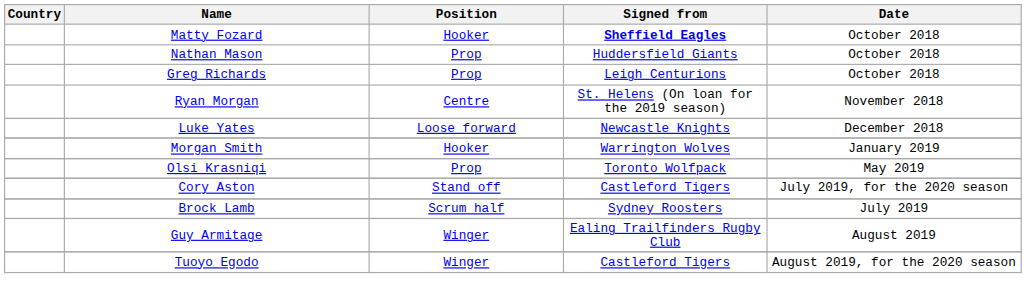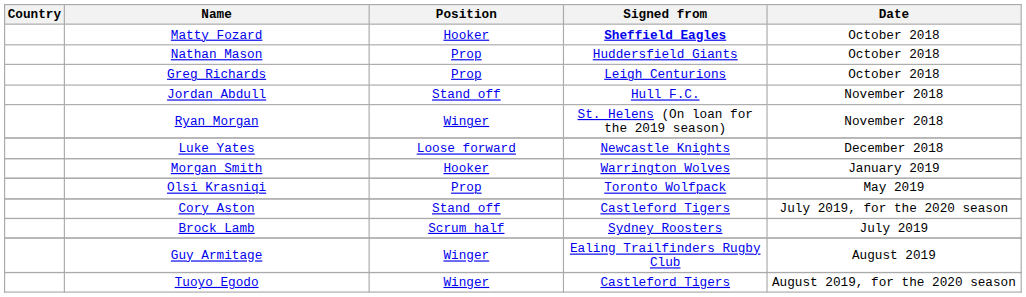+ row: (217, 95)
(466, 102) Centre -> (466, 122) Winger
